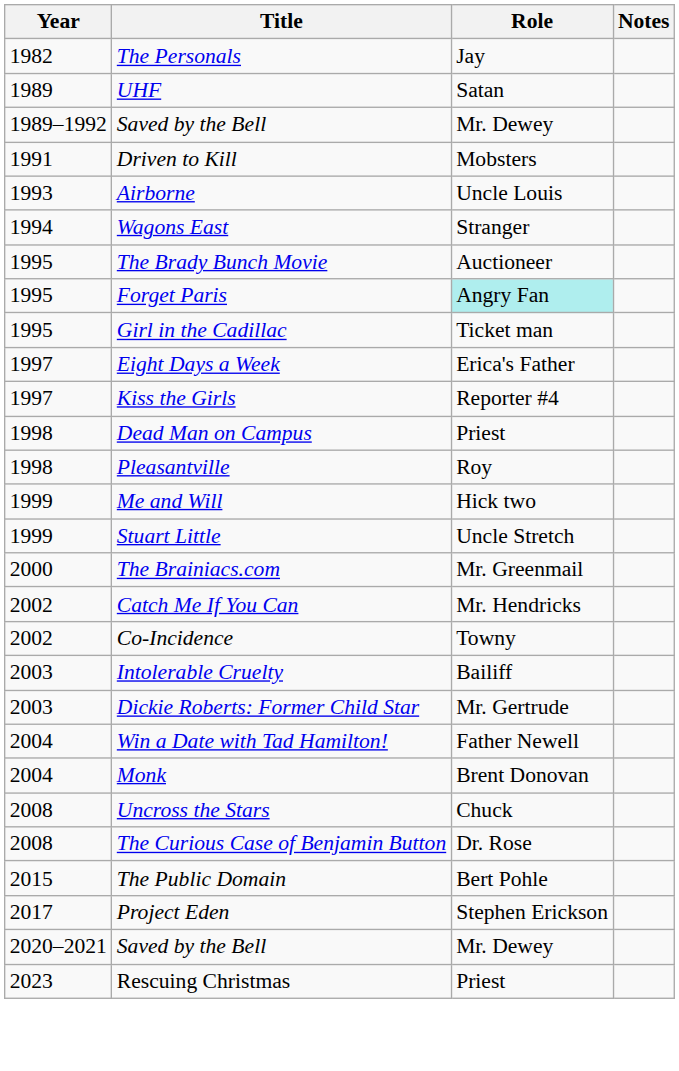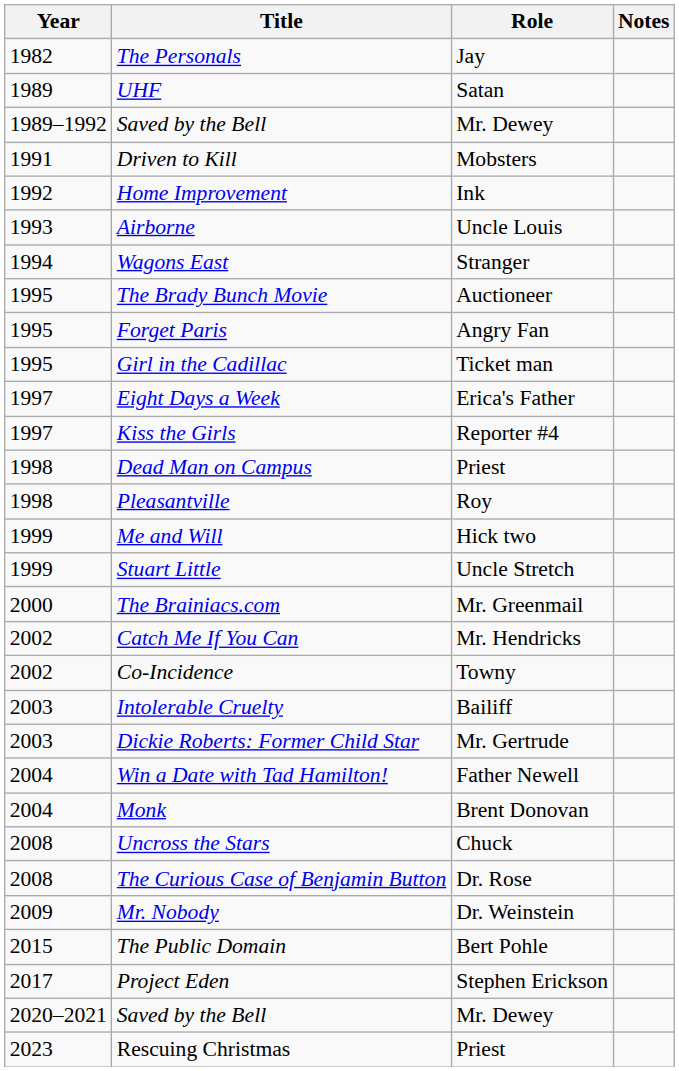+ row: (31, 192)
(503, 295) paleturquoise background -> (503, 329) no background
+ row: (31, 912)
